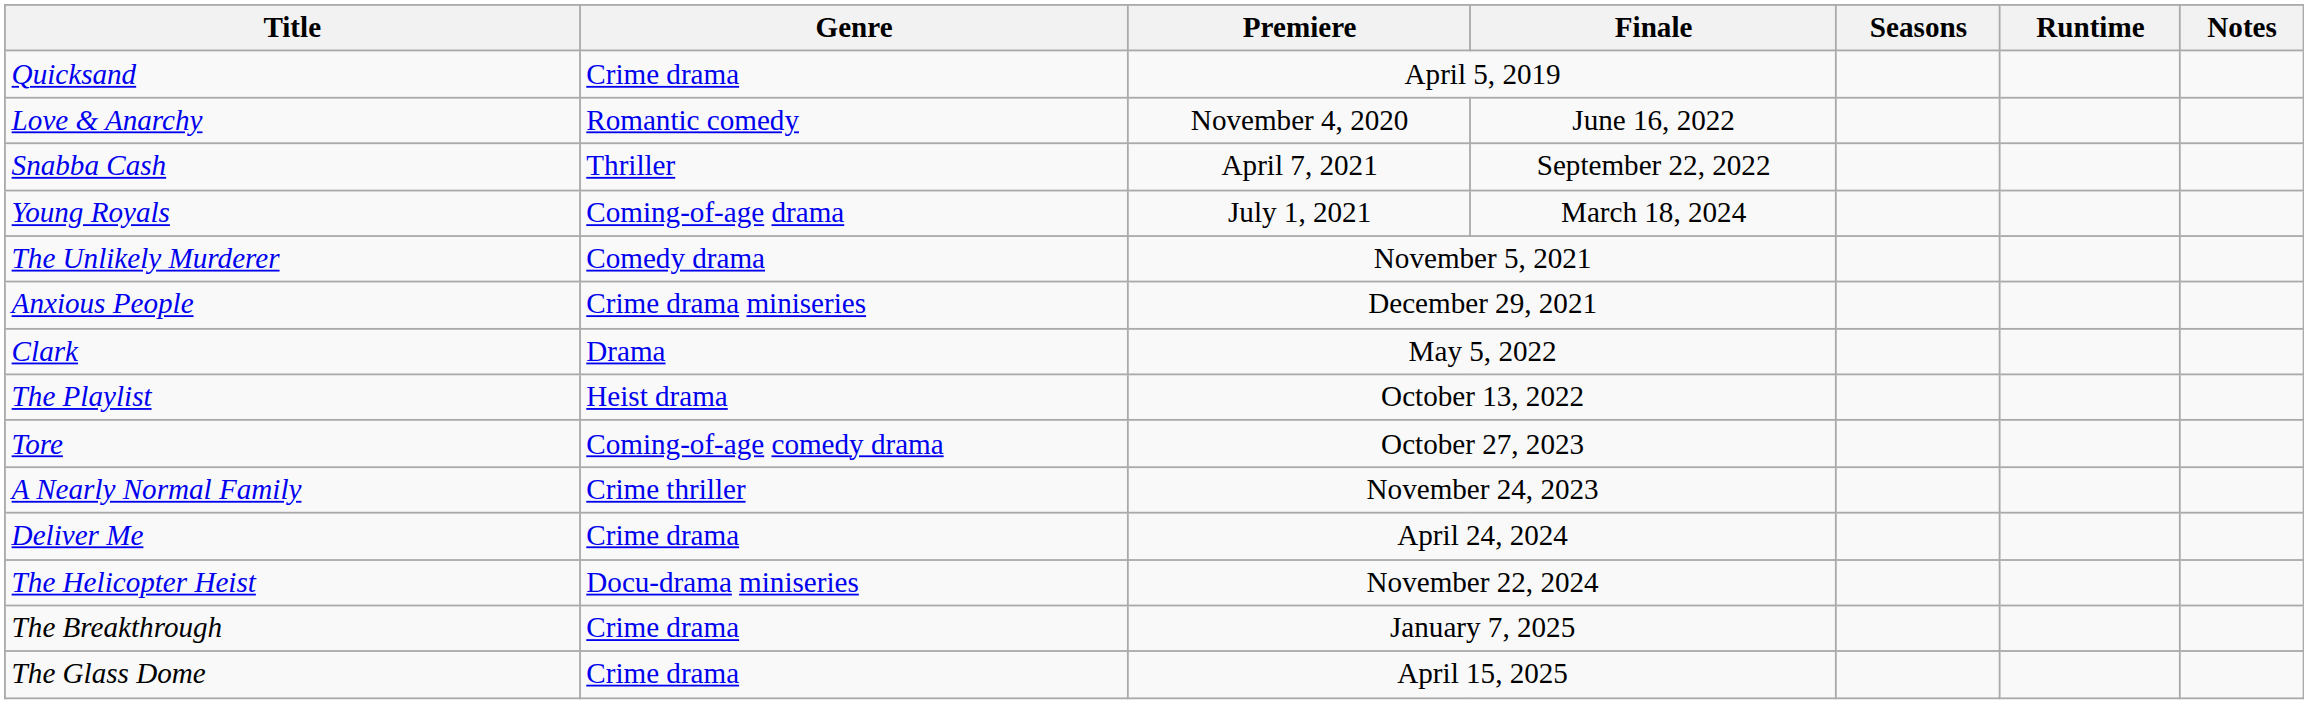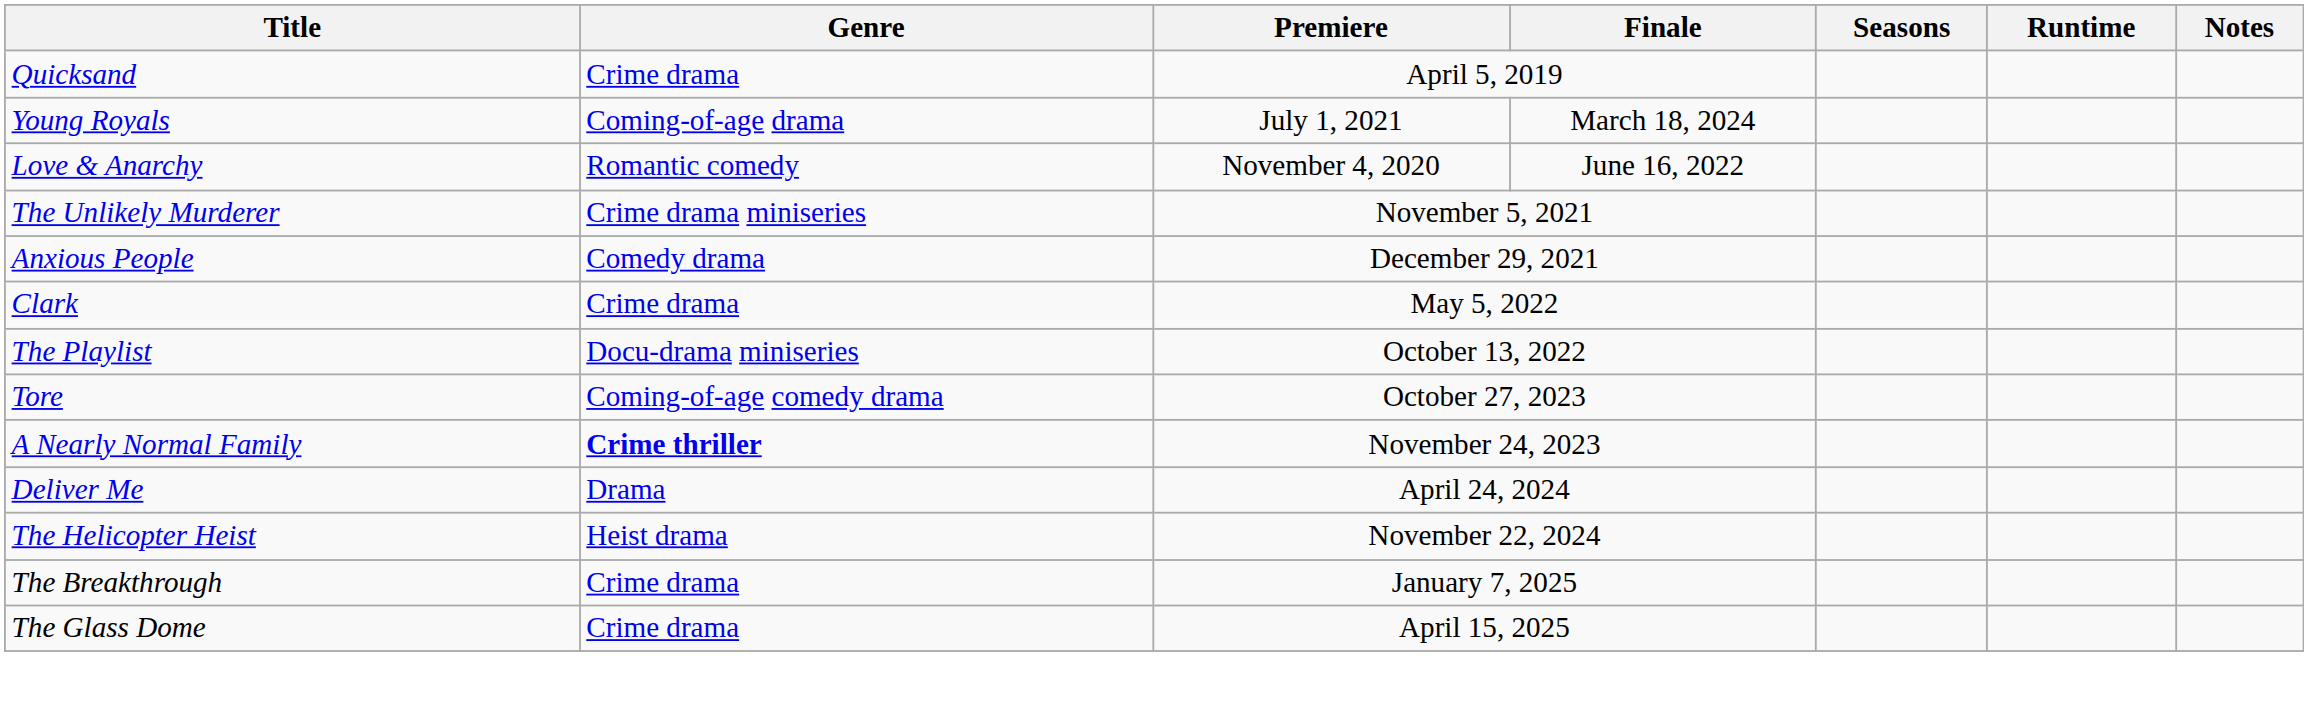rows swapped: (107, 119) <-> (91, 212)
- row: (89, 166)
(676, 258) Comedy drama -> (726, 212) Crime drama miniseries
(726, 304) Crime drama miniseries -> (676, 258) Comedy drama
(626, 350) Drama -> (663, 304) Crime drama
(657, 397) Heist drama -> (723, 350) Docu-drama miniseries
(666, 489) normal -> (674, 443) bold
(663, 535) Crime drama -> (626, 489) Drama
(723, 581) Docu-drama miniseries -> (657, 535) Heist drama
